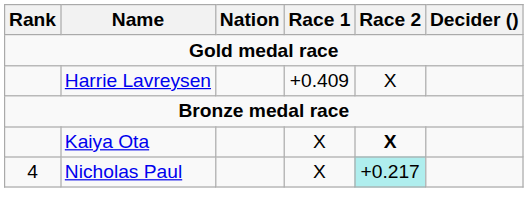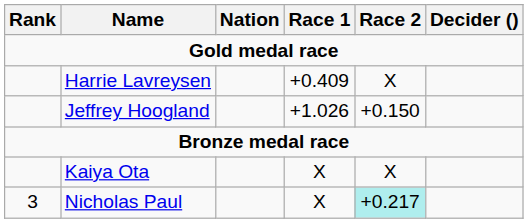+ row: (137, 111)
(390, 141) bold -> (390, 171) normal
(32, 171) 4 -> (32, 202) 3
